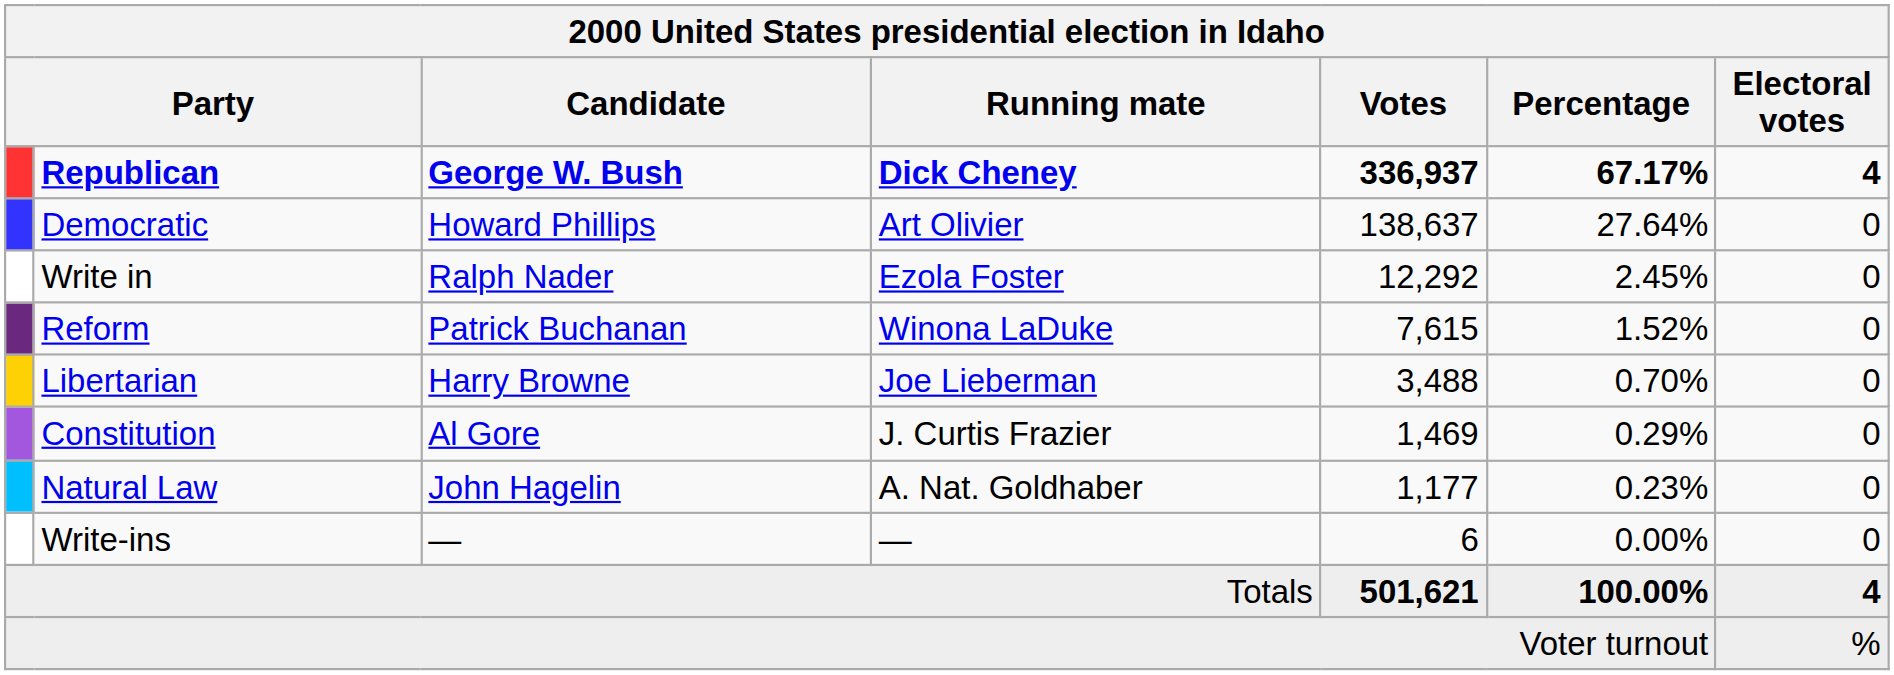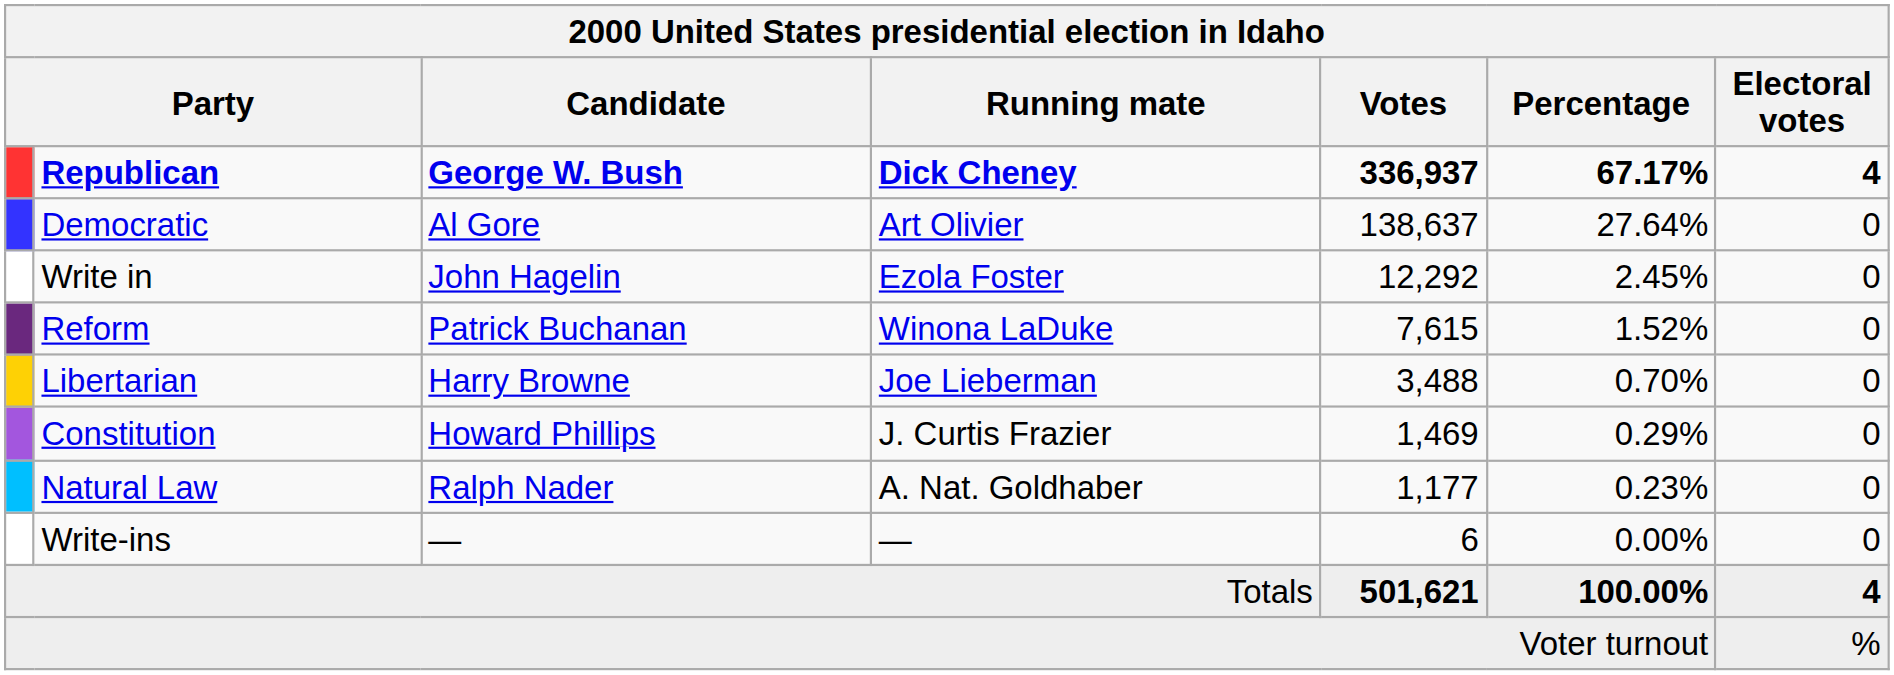(542, 225) Howard Phillips -> (484, 225) Al Gore
(521, 277) Ralph Nader -> (525, 277) John Hagelin
(484, 434) Al Gore -> (542, 434) Howard Phillips
(525, 486) John Hagelin -> (521, 486) Ralph Nader
